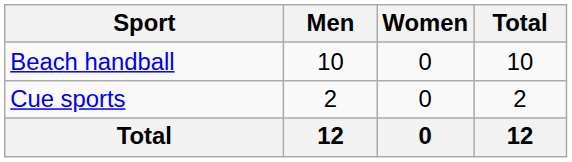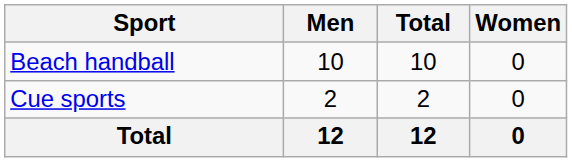columns swapped: (425, 23) <-> (520, 23)
